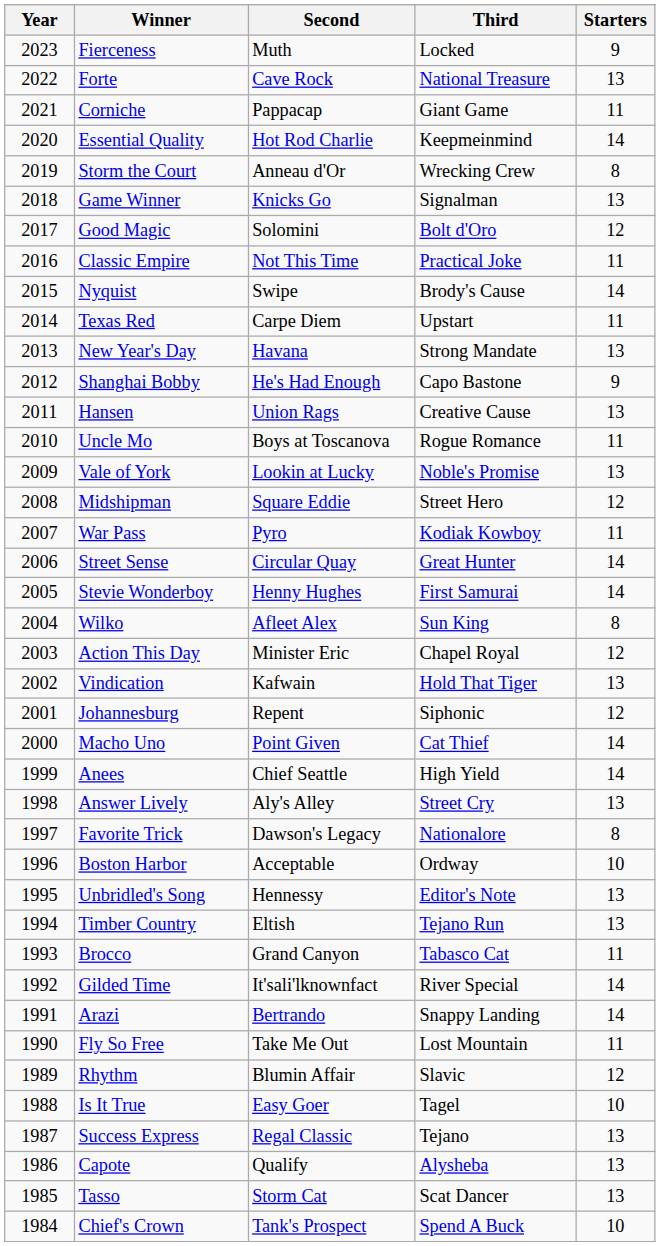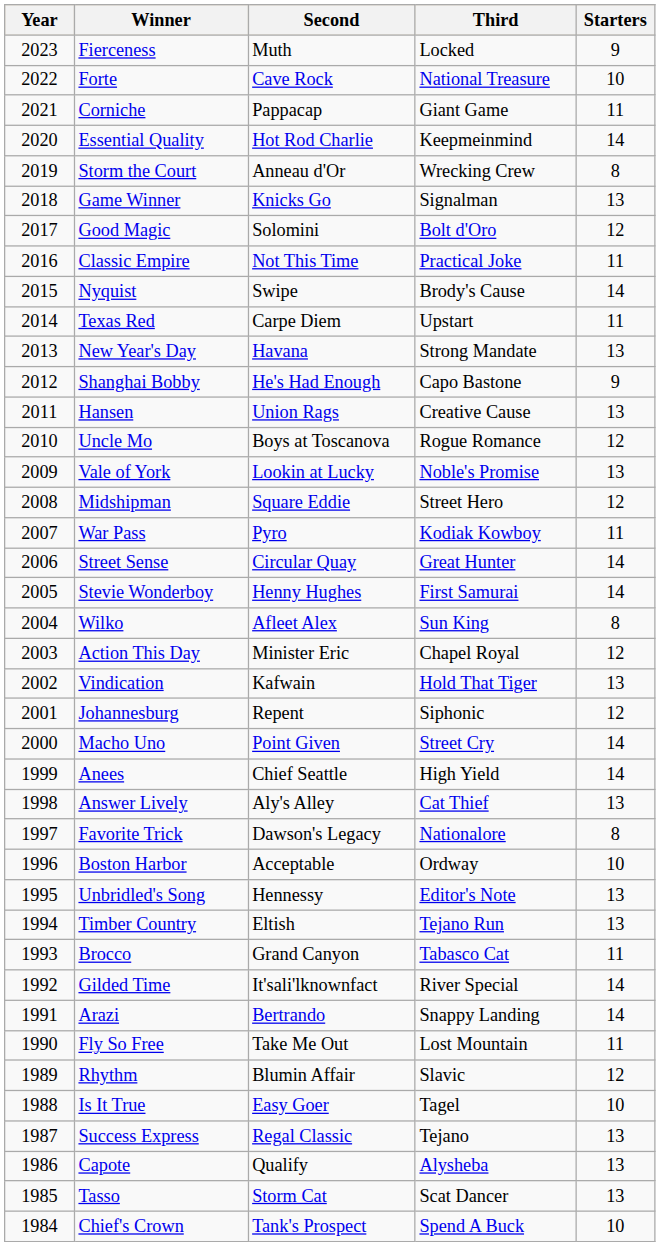(615, 80) 13 -> (615, 80) 10
(615, 442) 11 -> (615, 442) 12
(454, 743) Cat Thief -> (457, 743) Street Cry
(457, 804) Street Cry -> (454, 804) Cat Thief
